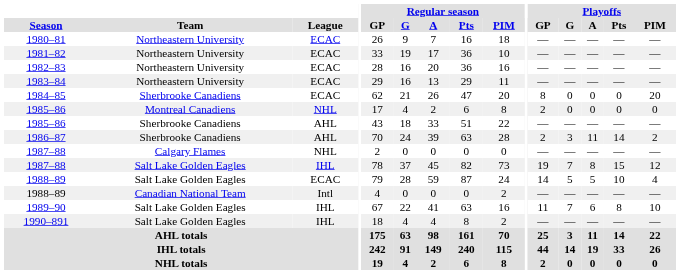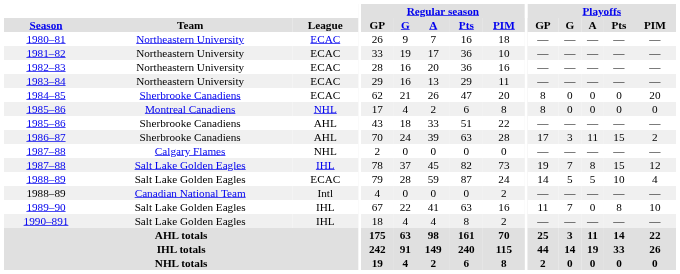(543, 109) 2 -> (543, 109) 8
(543, 137) 2 -> (543, 137) 17
(619, 137) 14 -> (619, 137) 15
(593, 207) 6 -> (593, 207) 0
